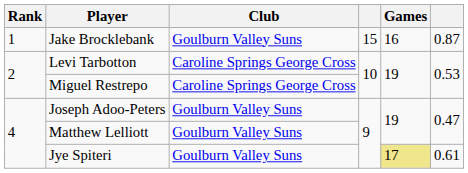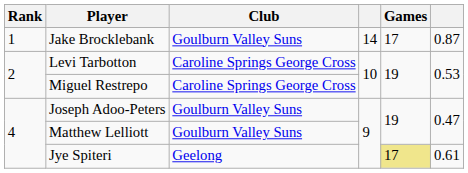(370, 39) 15 -> (370, 39) 14
(391, 39) 16 -> (391, 39) 17
(237, 156) Goulburn Valley Suns -> (197, 156) Geelong
